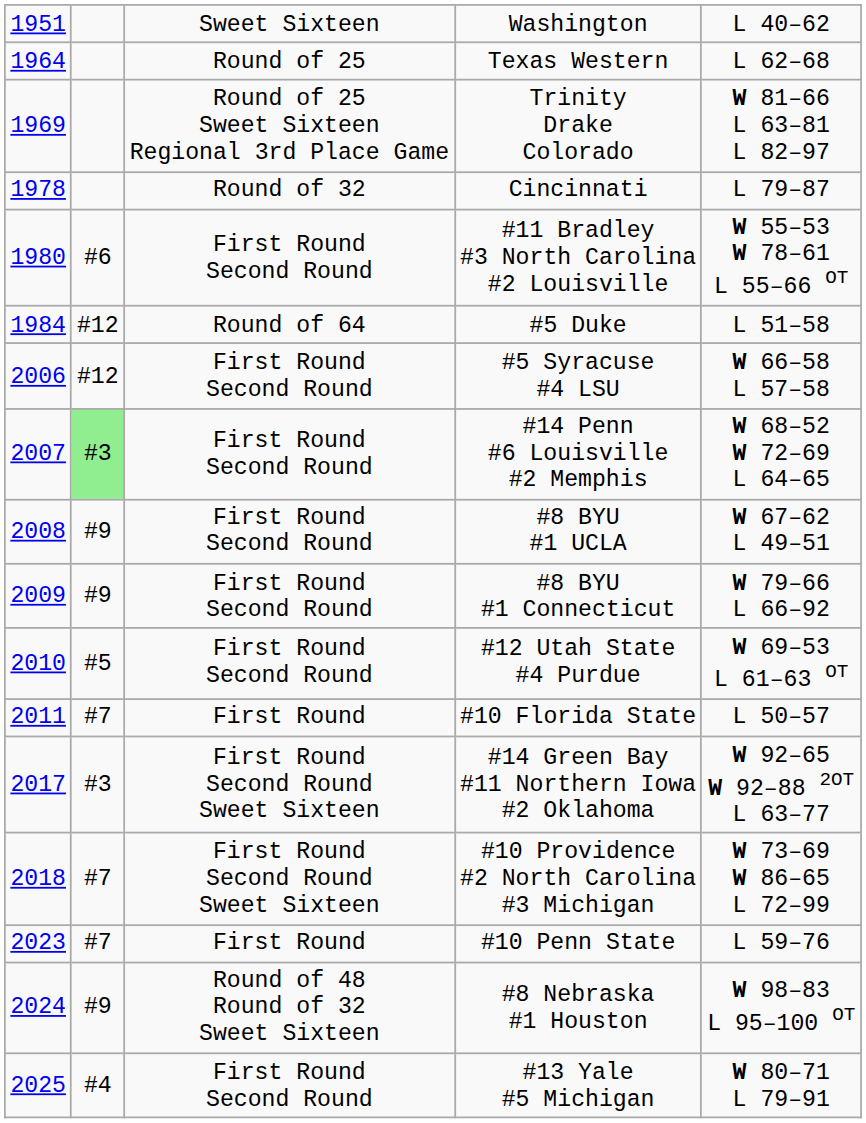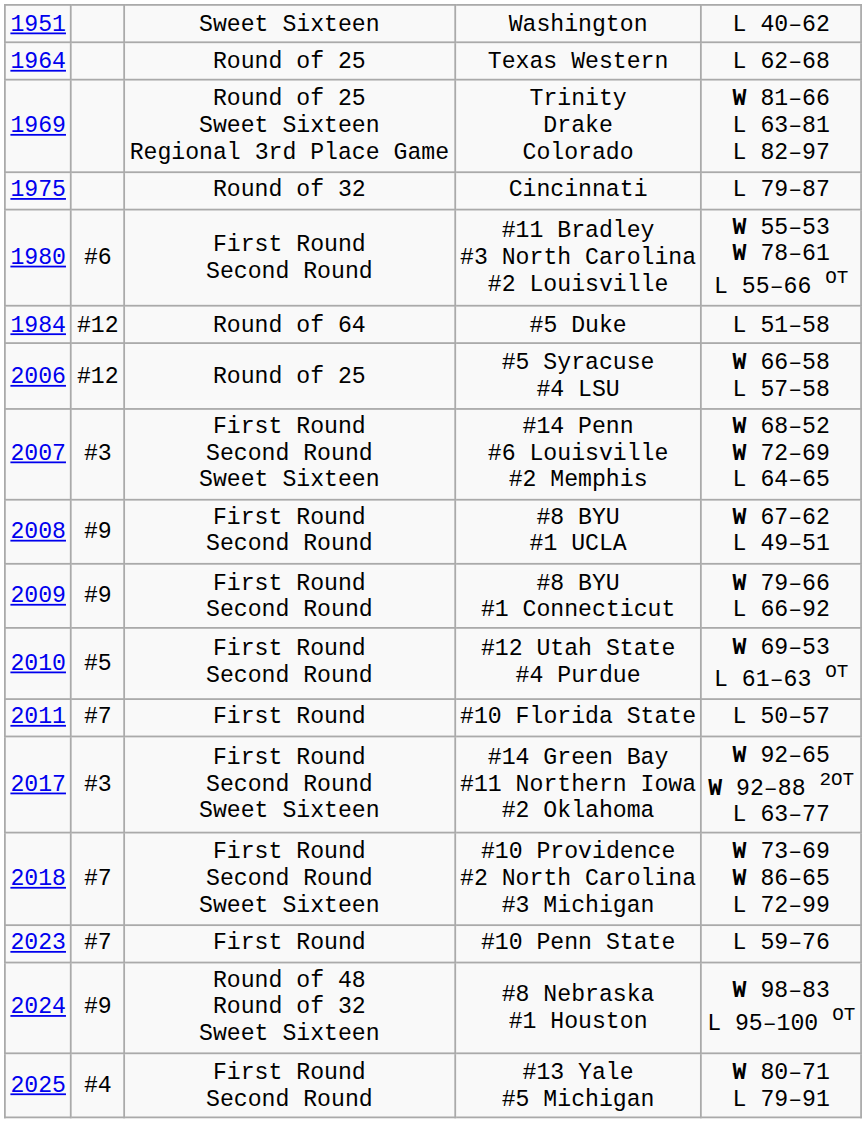(38, 190) 1978 -> (38, 190) 1975
(289, 376) First Round Second Round -> (289, 376) Round of 25
(98, 454) lightgreen background -> (98, 454) no background
(289, 454) First Round Second Round -> (289, 454) First Round Second Round Sweet Sixteen
